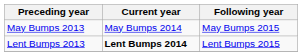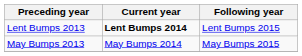rows swapped: (46, 43) <-> (46, 28)
